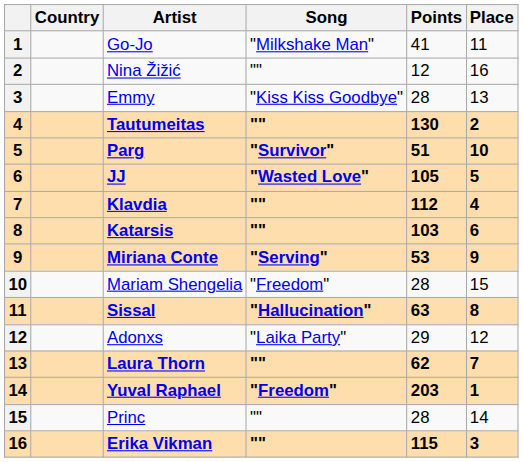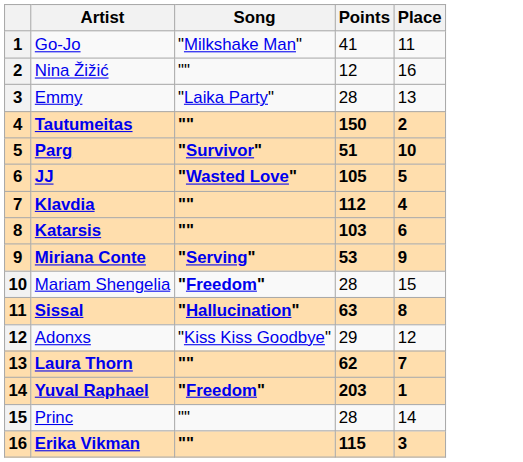- column: (67, 17)
(327, 97) "Kiss Kiss Goodbye" -> (226, 97) "Laika Party"
(425, 124) 130 -> (353, 124) 150
(290, 284) normal -> (221, 284) bold
(298, 337) "Laika Party" -> (254, 337) "Kiss Kiss Goodbye"
